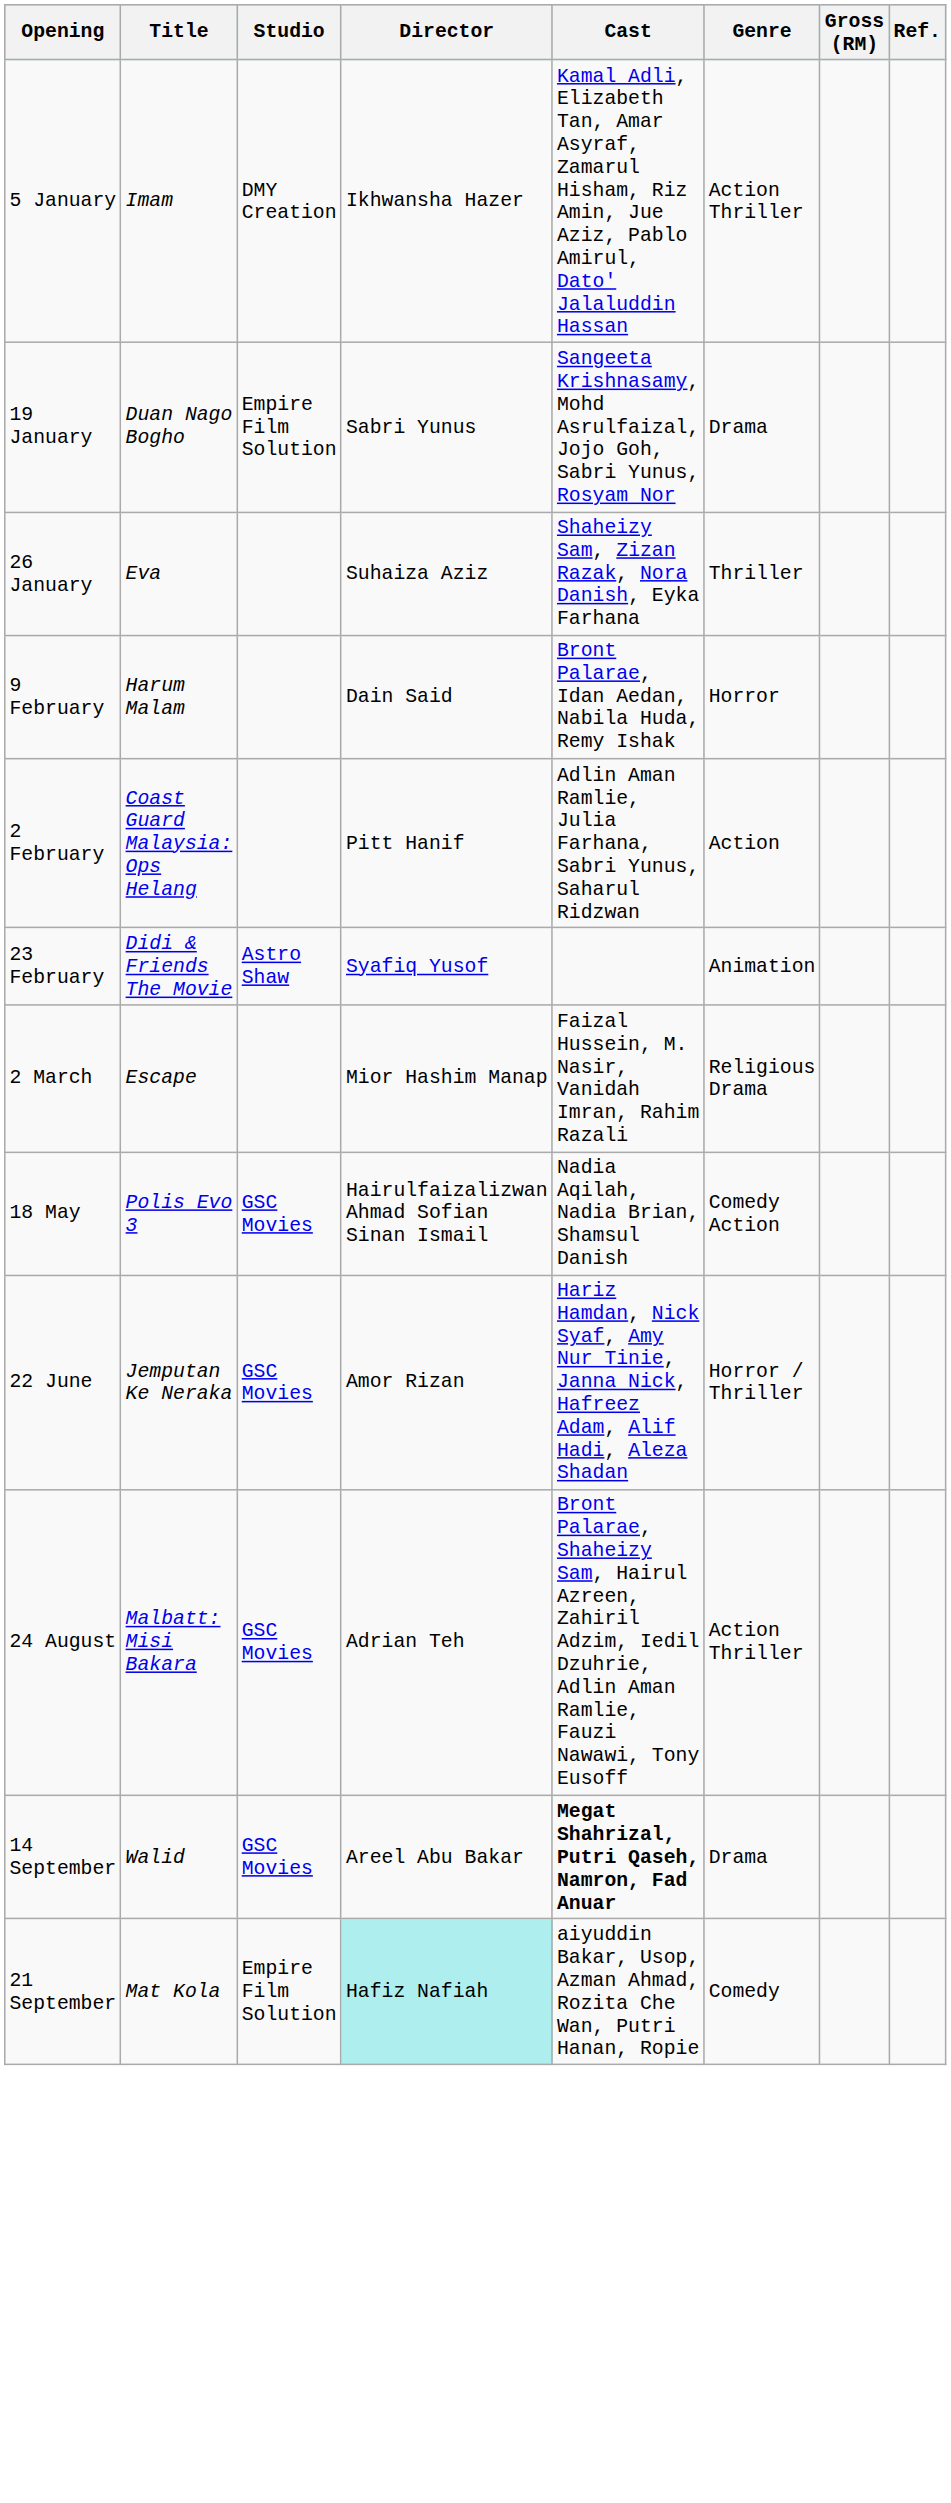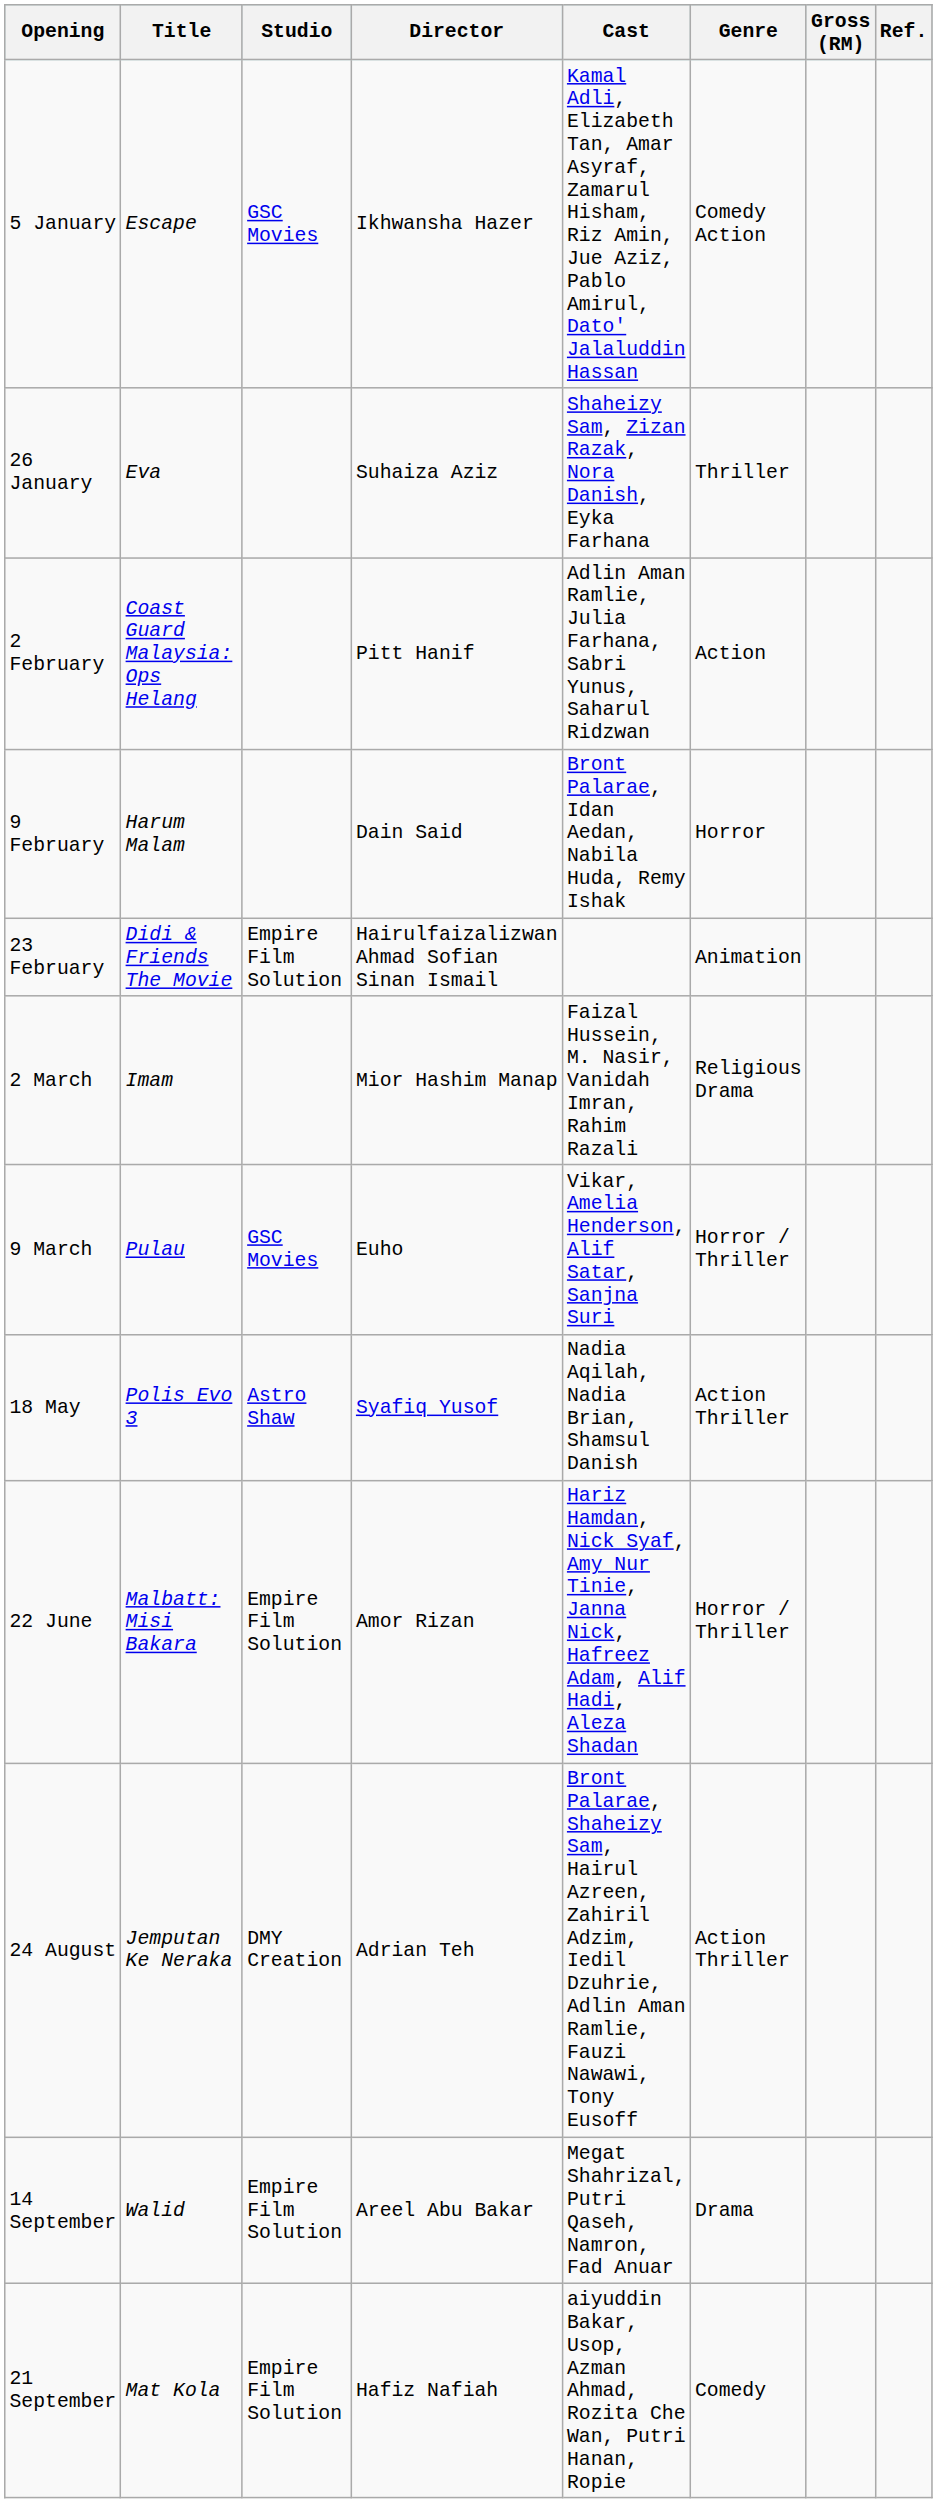(149, 201) Imam -> (161, 224) Escape
(289, 201) DMY Creation -> (283, 224) GSC Movies
(756, 201) Action Thriller -> (731, 224) Comedy Action
- row: (51, 427)
rows swapped: (57, 843) <-> (57, 697)
(271, 966) Astro Shaw -> (295, 957) Empire Film Solution
(417, 966) Syafiq Yusof -> (457, 957) Hairulfaizalizwan Ahmad Sofian Sinan Ismail
(161, 1078) Escape -> (149, 1080) Imam
+ row: (51, 1249)
(277, 1213) GSC Movies -> (277, 1407) Astro Shaw
(447, 1213) Hairulfaizalizwan Ahmad Sofian Sinan Ismail -> (427, 1407) Syafiq Yusof
(744, 1213) Comedy Action -> (742, 1407) Action Thriller
(179, 1382) Jemputan Ke Neraka -> (173, 1622) Malbatt: Misi Bakara
(277, 1382) GSC Movies -> (295, 1622) Empire Film Solution
(173, 1643) Malbatt: Misi Bakara -> (179, 1950) Jemputan Ke Neraka
(277, 1643) GSC Movies -> (295, 1950) DMY Creation
(277, 1857) GSC Movies -> (295, 2211) Empire Film Solution
(628, 1857) bold -> (626, 2211) normal
(417, 1992) paleturquoise background -> (427, 2391) no background
